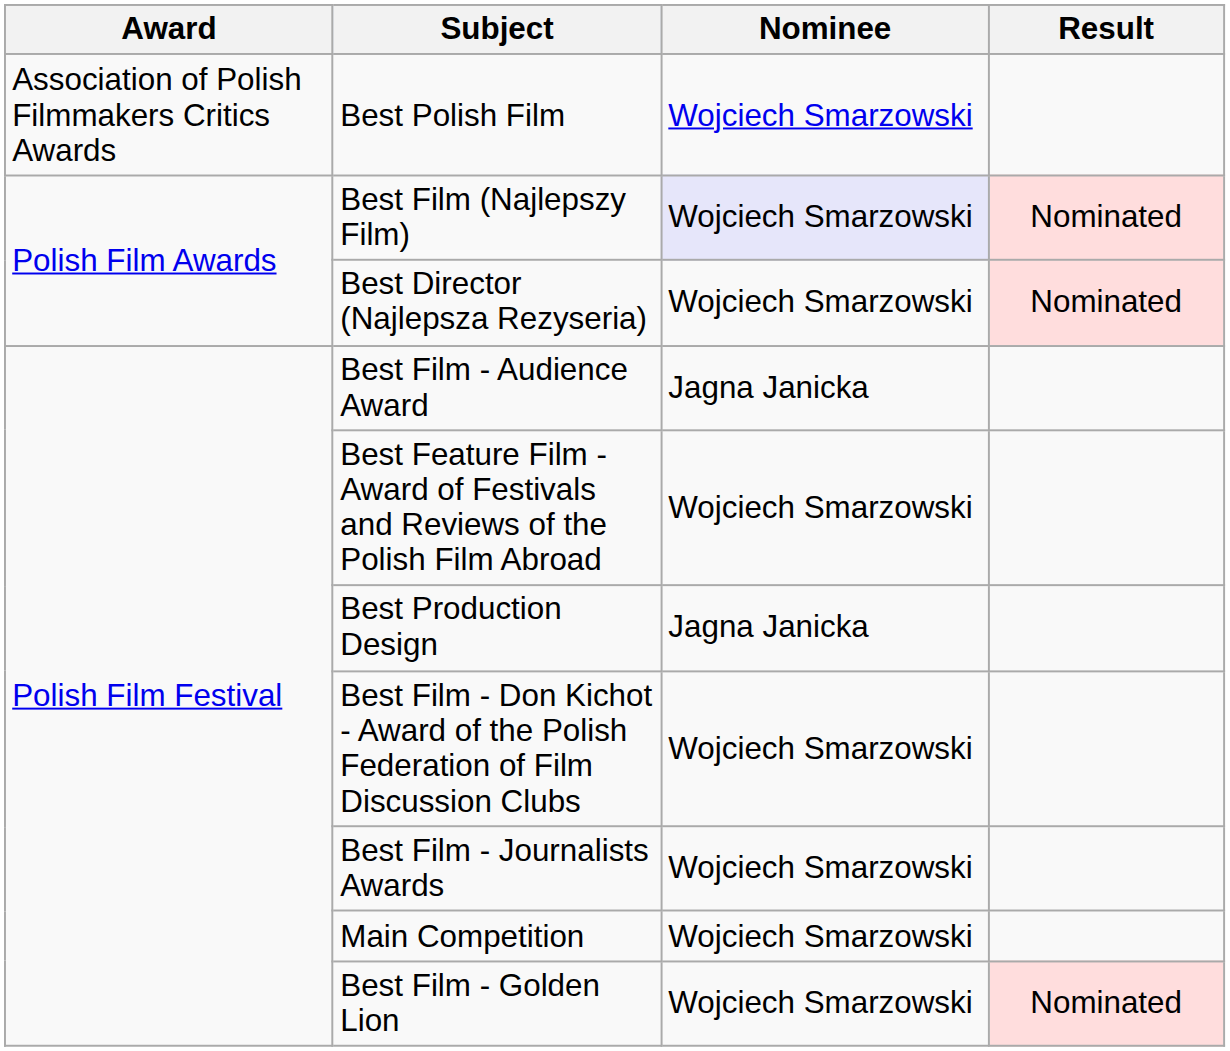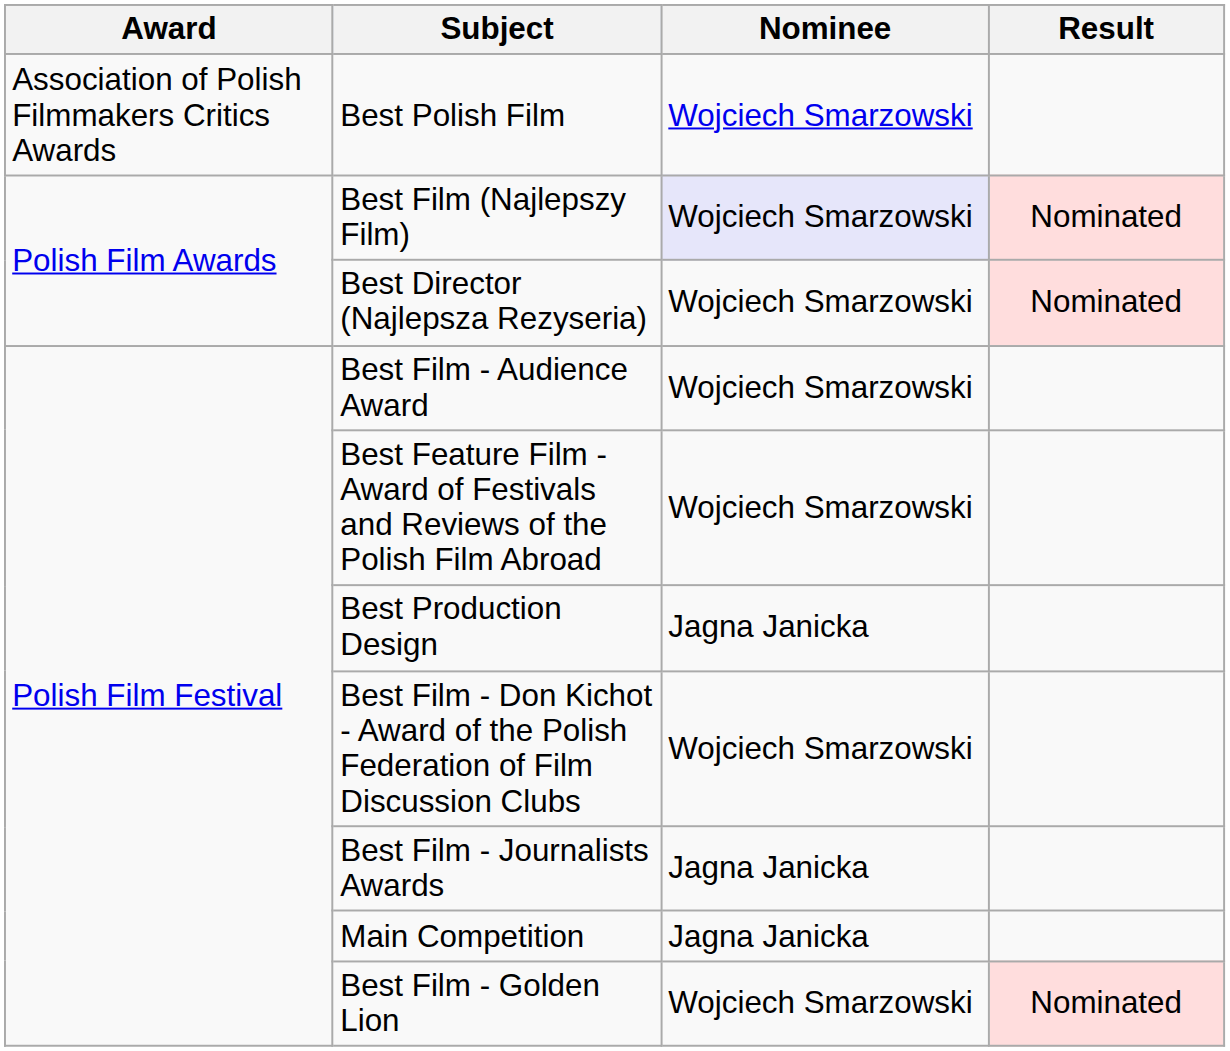(769, 387) Jagna Janicka -> (821, 387) Wojciech Smarzowski
(821, 868) Wojciech Smarzowski -> (769, 868) Jagna Janicka
(821, 935) Wojciech Smarzowski -> (769, 935) Jagna Janicka
